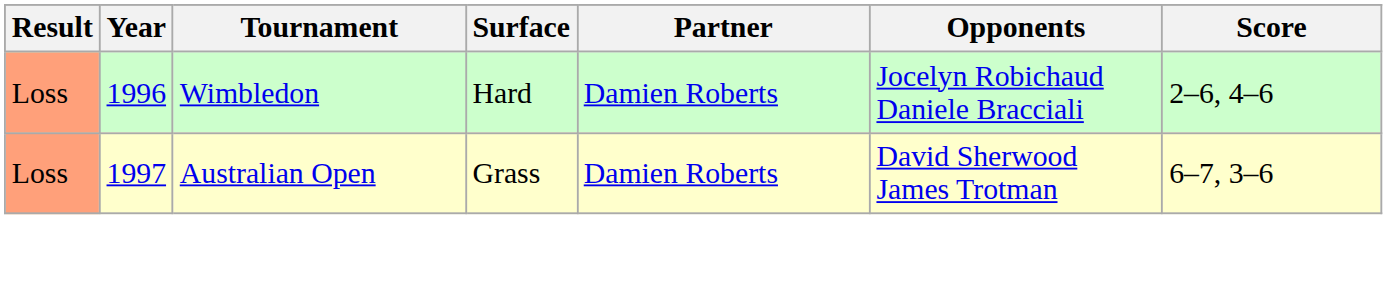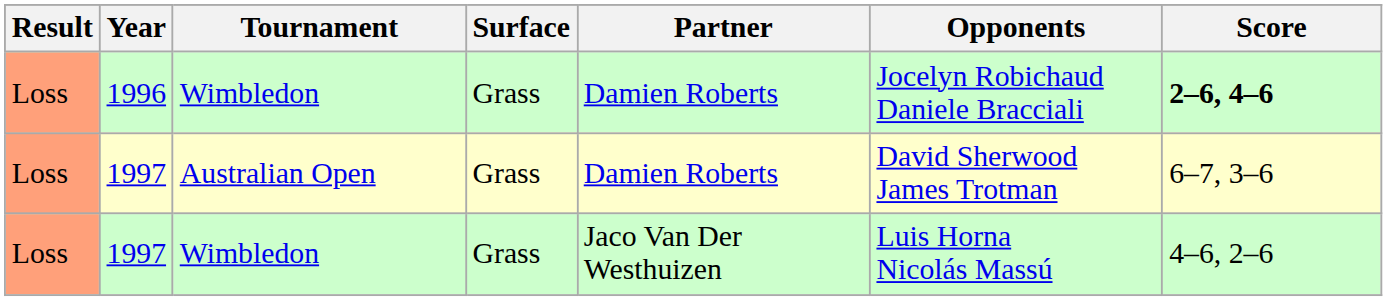(502, 92) Hard -> (506, 92) Grass
(1221, 92) normal -> (1221, 92) bold
+ row: (136, 253)
